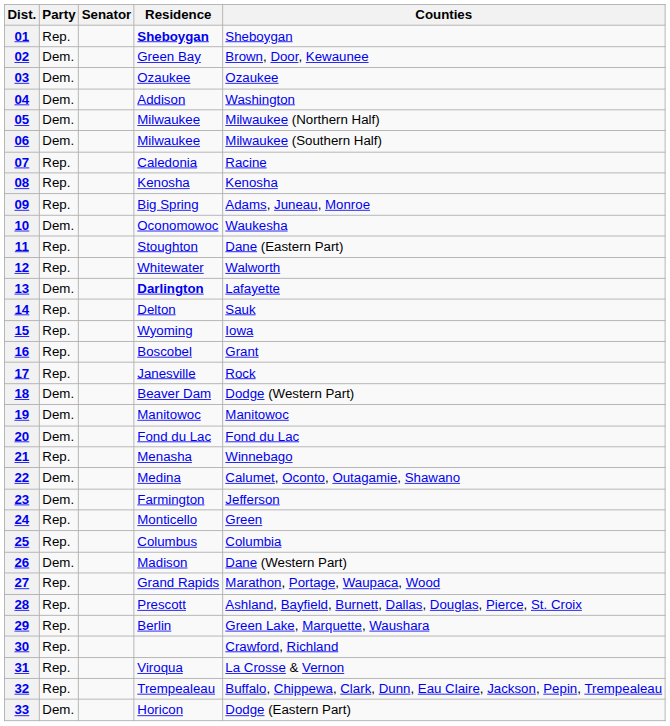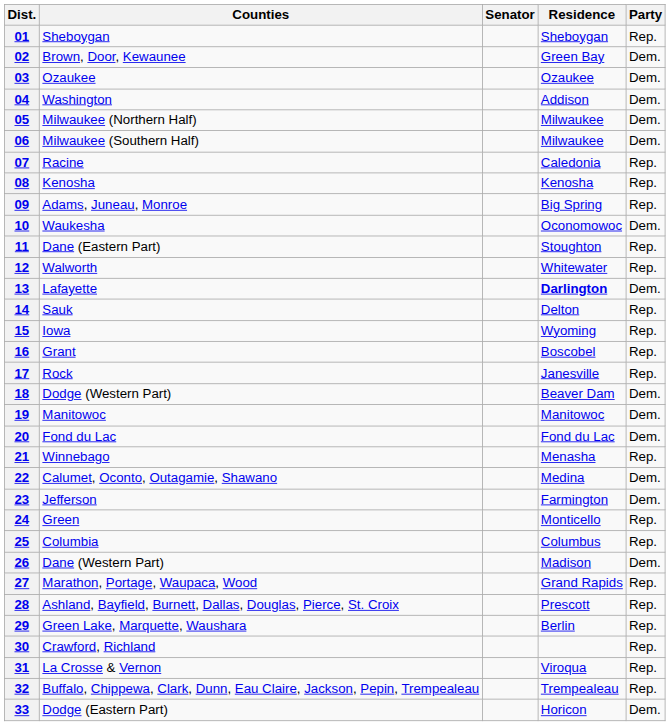columns swapped: (444, 15) <-> (59, 15)
(173, 36) bold -> (574, 36) normal
